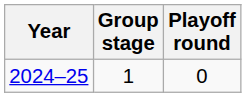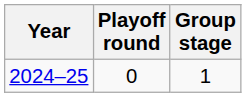columns swapped: (128, 32) <-> (202, 32)
